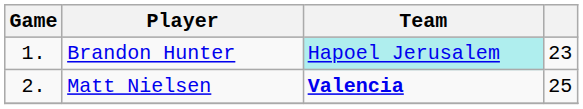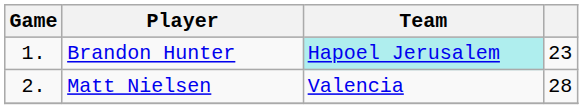(356, 86) bold -> (356, 86) normal
(560, 86) 25 -> (560, 86) 28
